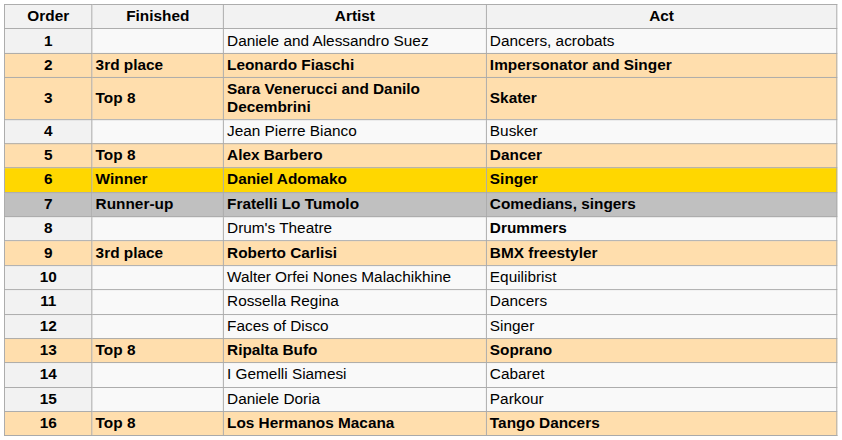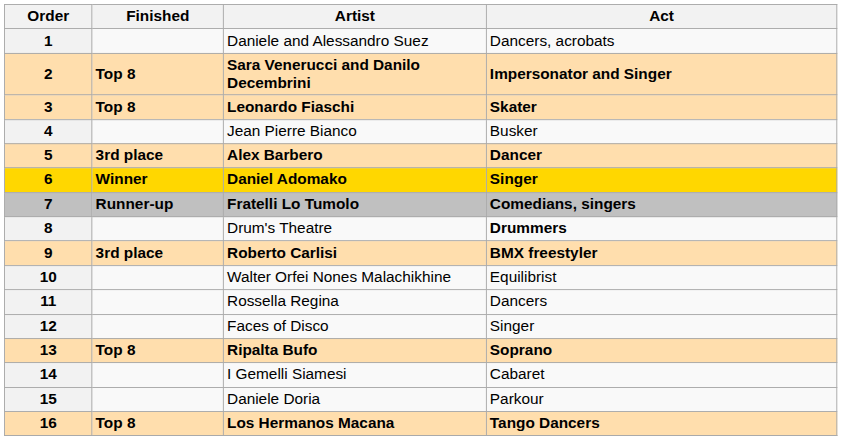(129, 65) 3rd place -> (116, 74) Top 8
(291, 65) Leonardo Fiaschi -> (323, 74) Sara Venerucci and Danilo Decembrini
(323, 98) Sara Venerucci and Danilo Decembrini -> (291, 107) Leonardo Fiaschi
(116, 155) Top 8 -> (129, 155) 3rd place
